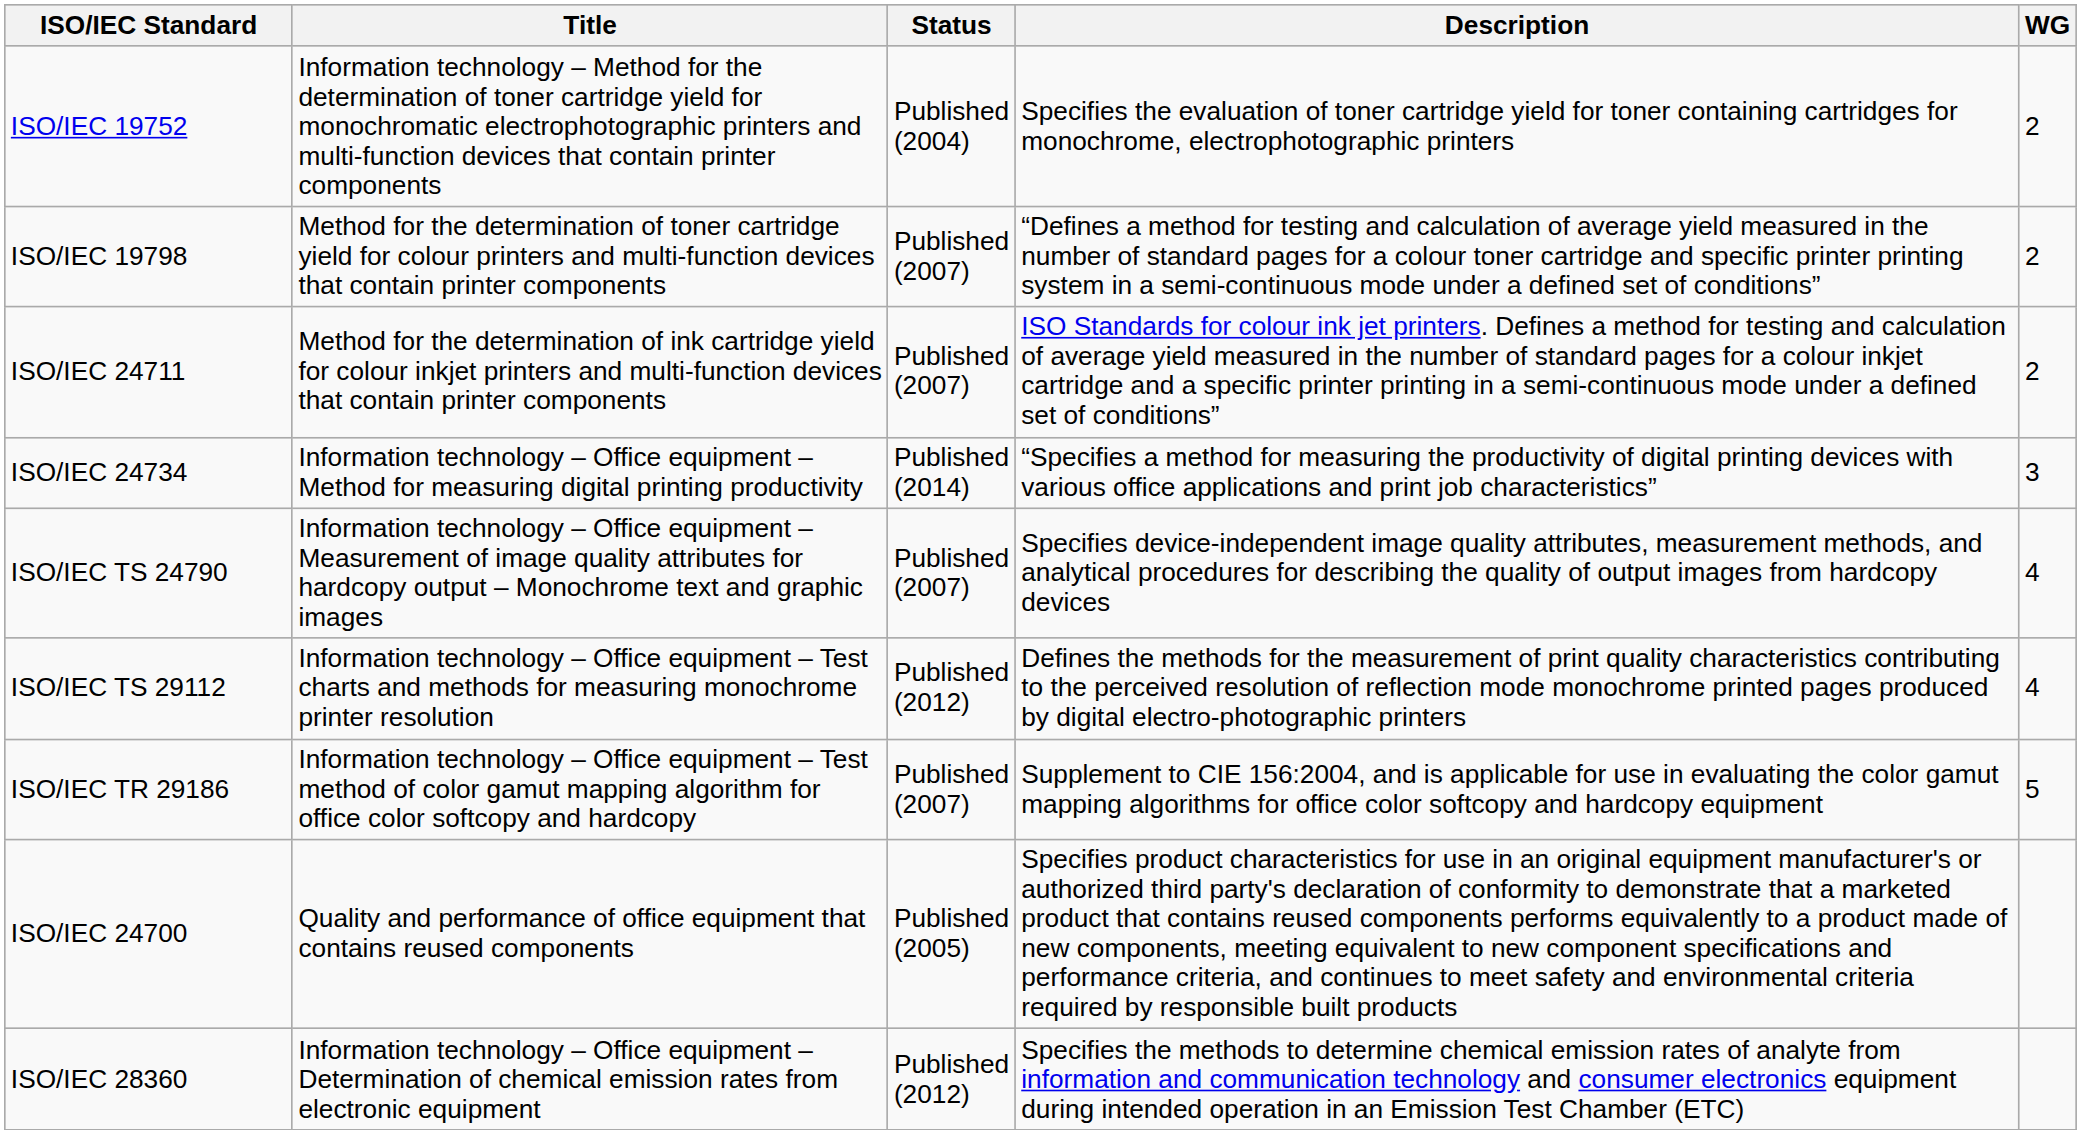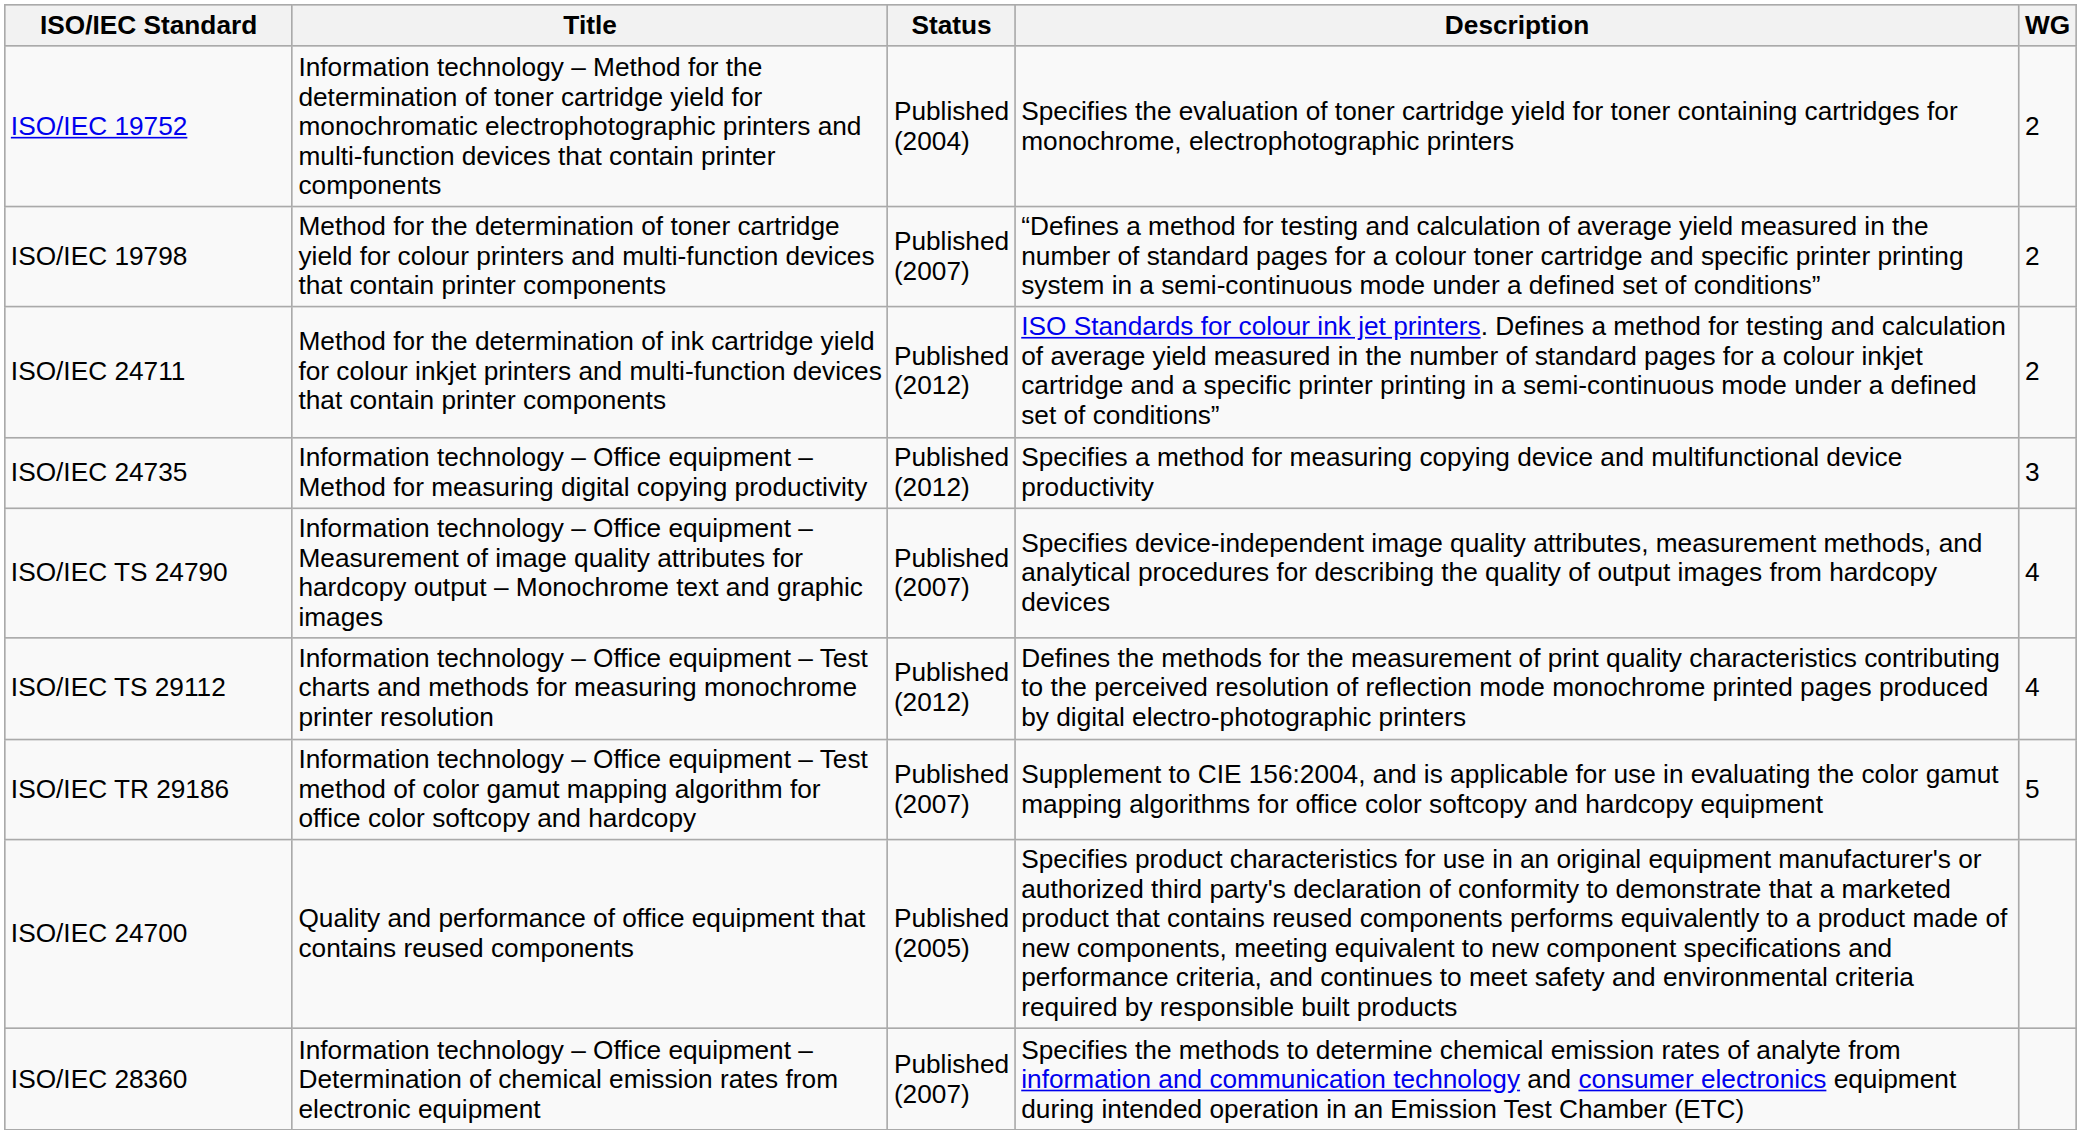(952, 371) Published (2007) -> (952, 371) Published (2012)
- row: (99, 472)
+ row: (99, 472)
(952, 1078) Published (2012) -> (952, 1078) Published (2007)
